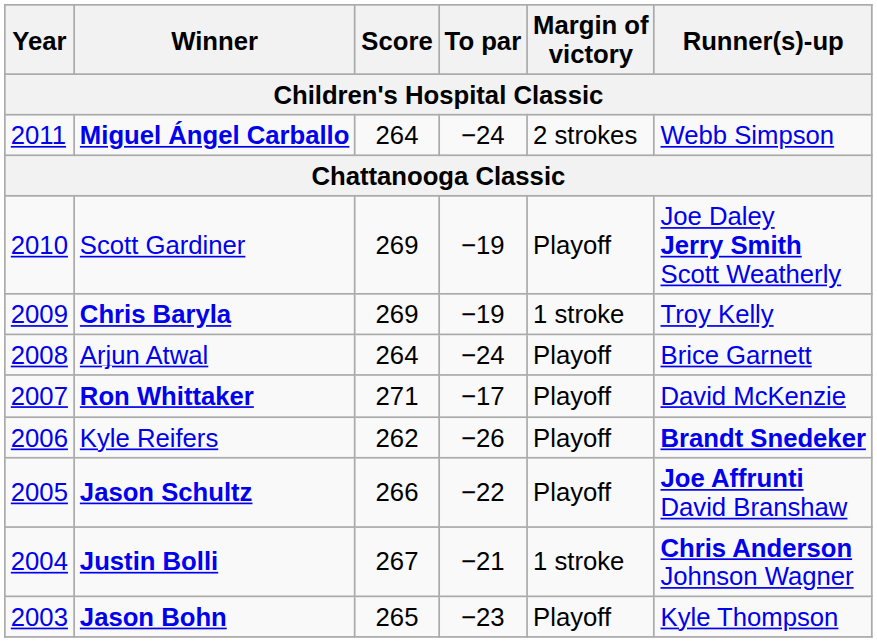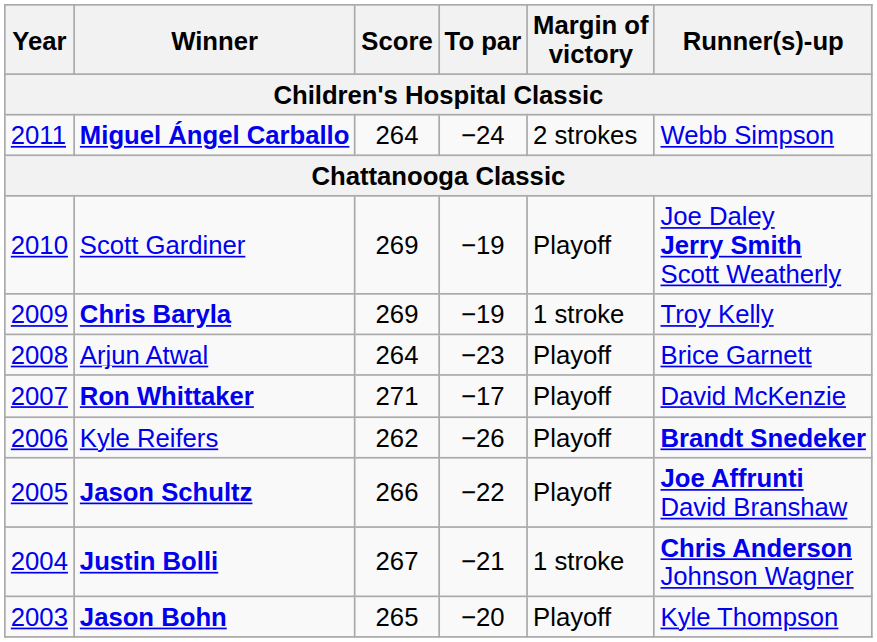(483, 356) −24 -> (483, 356) −23
(483, 616) −23 -> (483, 616) −20
